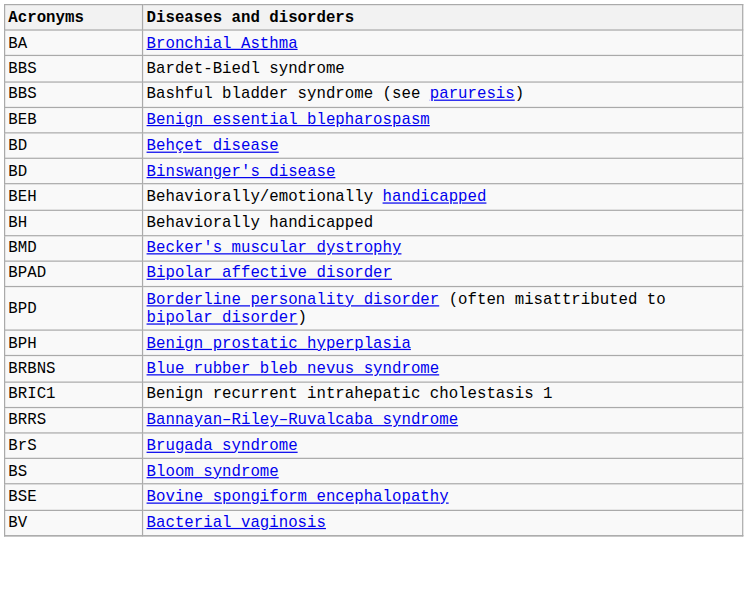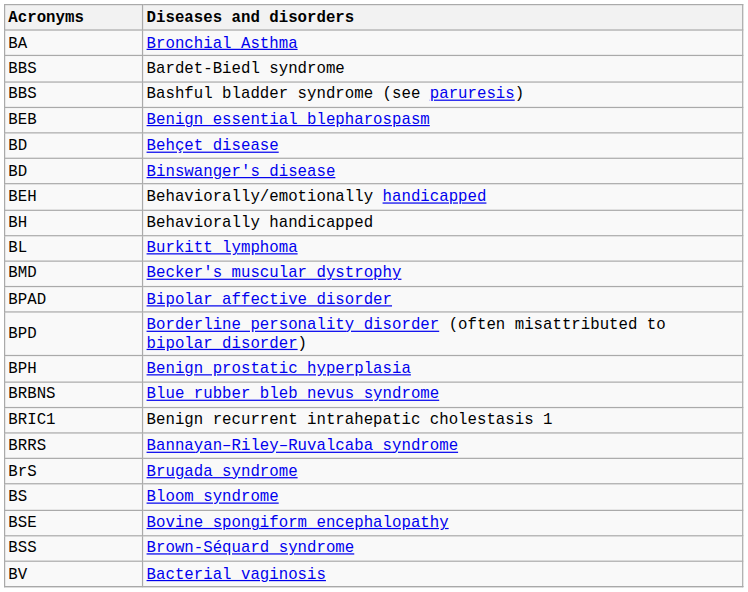+ row: (222, 248)
+ row: (250, 548)
